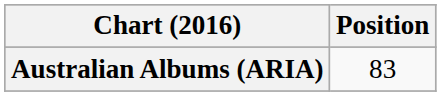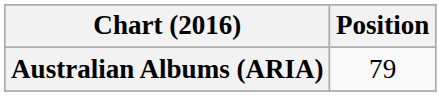(383, 68) 83 -> (383, 68) 79
